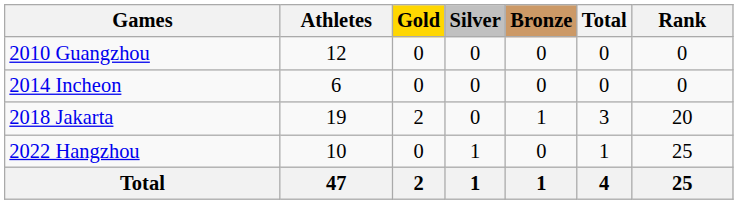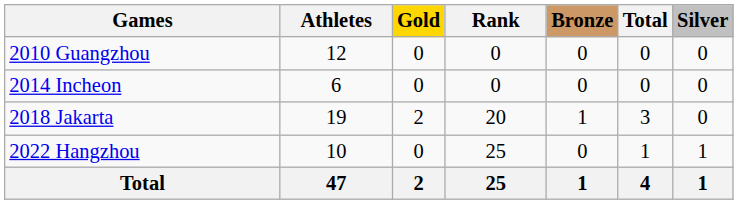columns swapped: (475, 20) <-> (682, 20)
